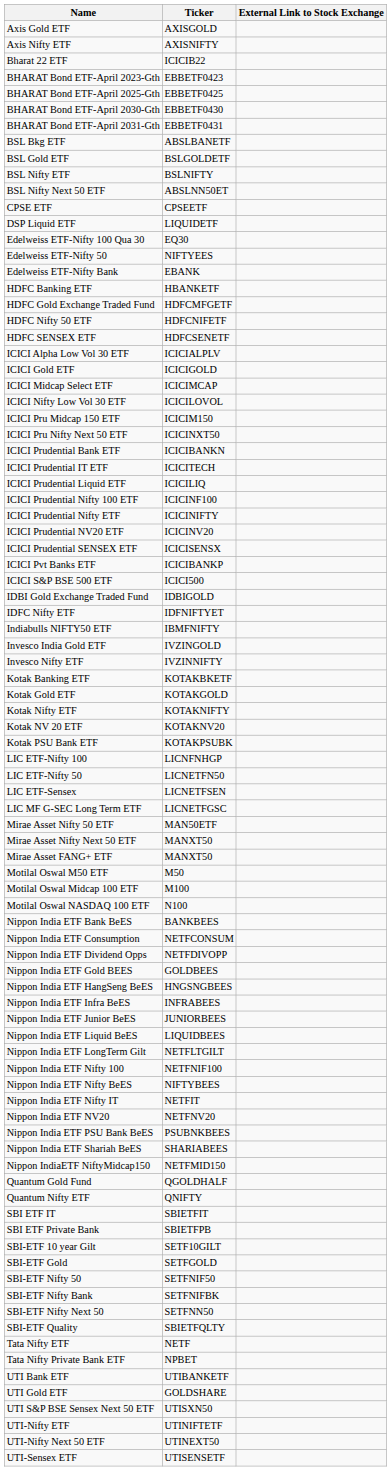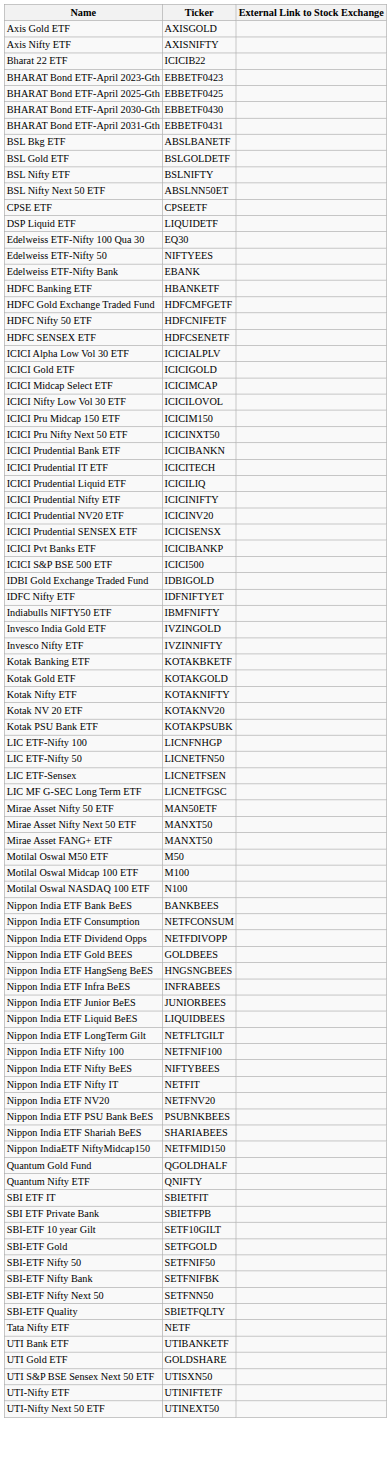- row: (72, 499)
- row: (66, 1360)
- row: (42, 1457)
